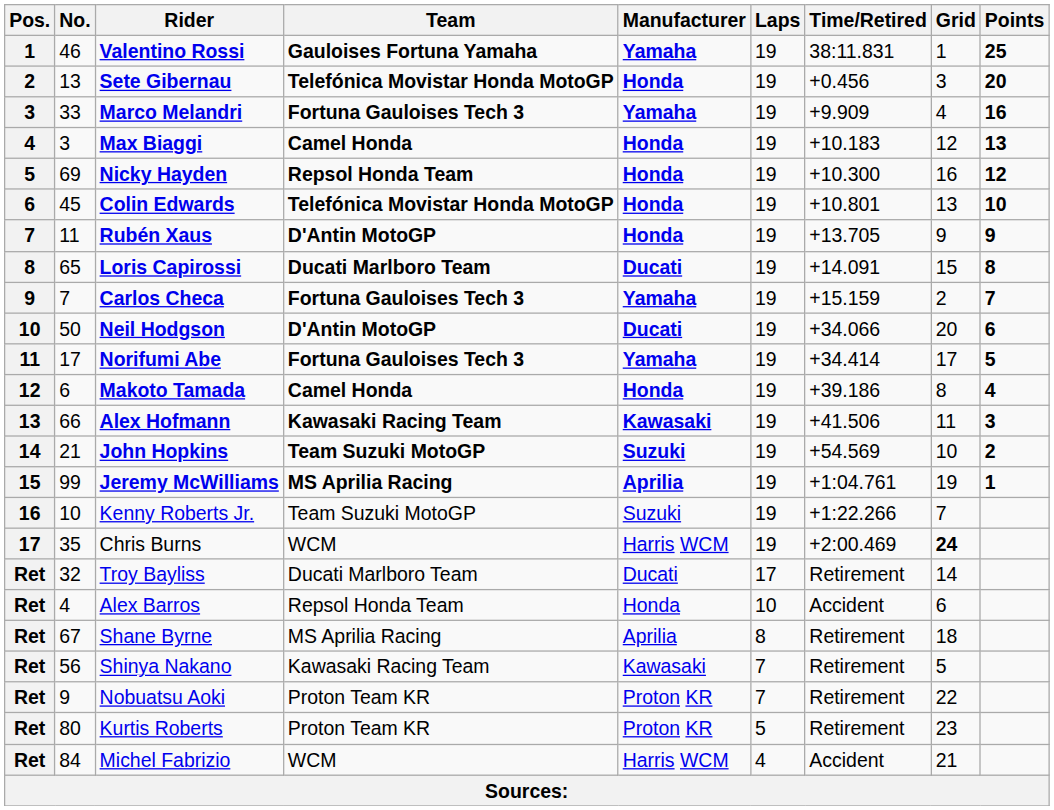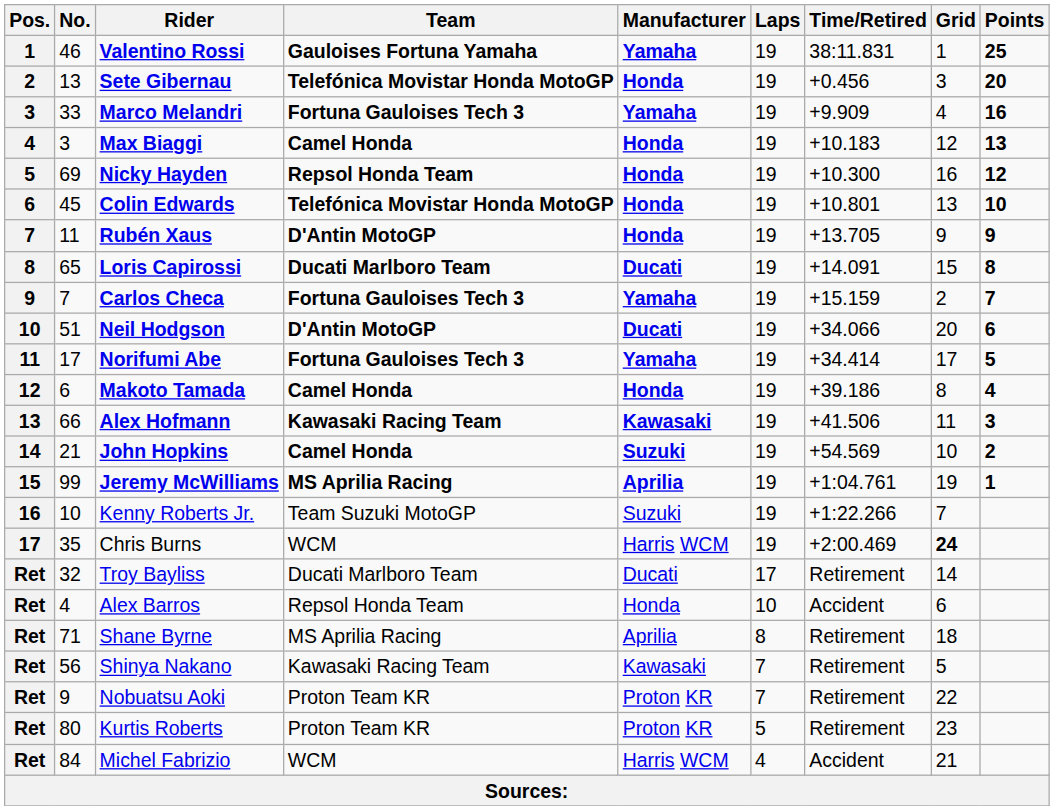(70, 328) 50 -> (70, 328) 51
(387, 451) Team Suzuki MotoGP -> (350, 451) Camel Honda
(70, 636) 67 -> (70, 636) 71
